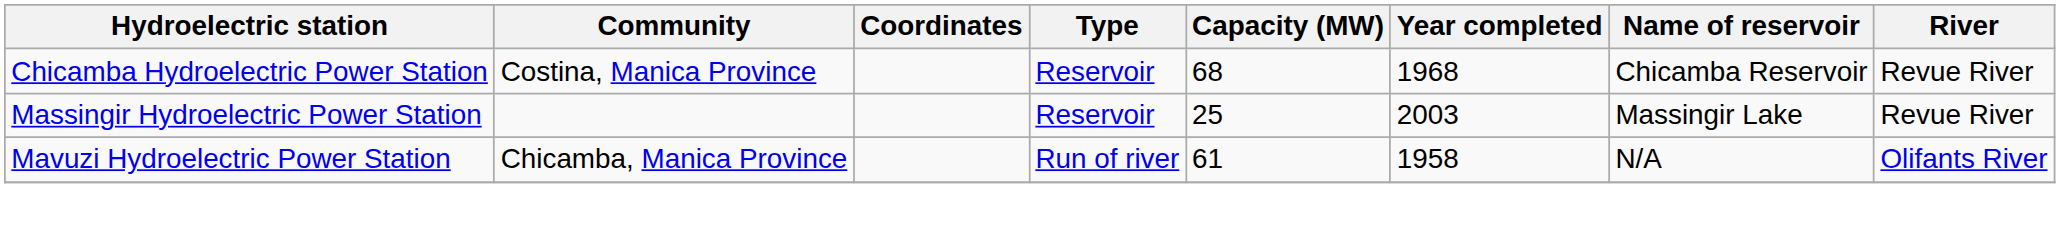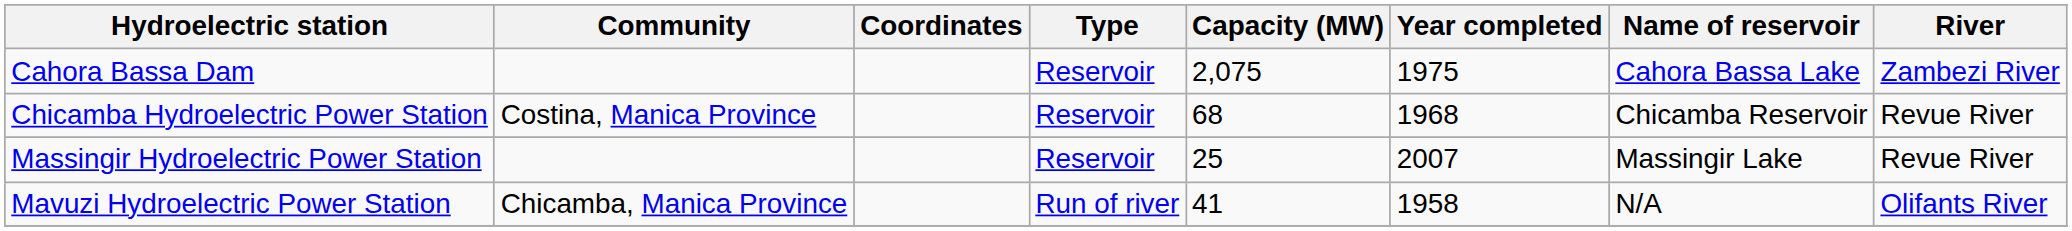+ row: (133, 70)
(1428, 114) 2003 -> (1428, 159) 2007
(1208, 159) 61 -> (1208, 203) 41
